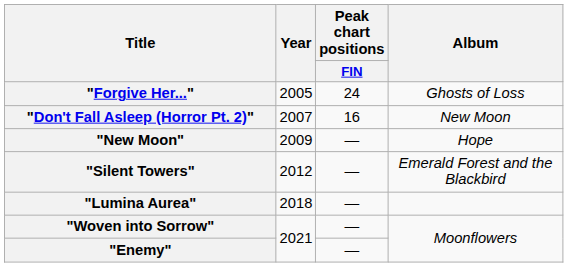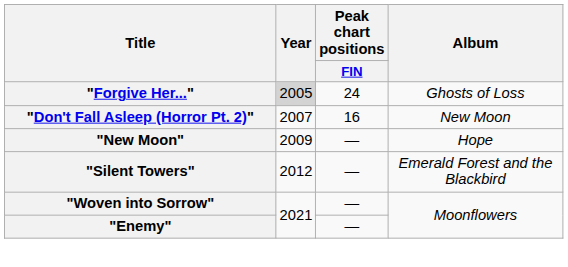(296, 93) no background -> (296, 93) lightgrey background
- row: (140, 203)
